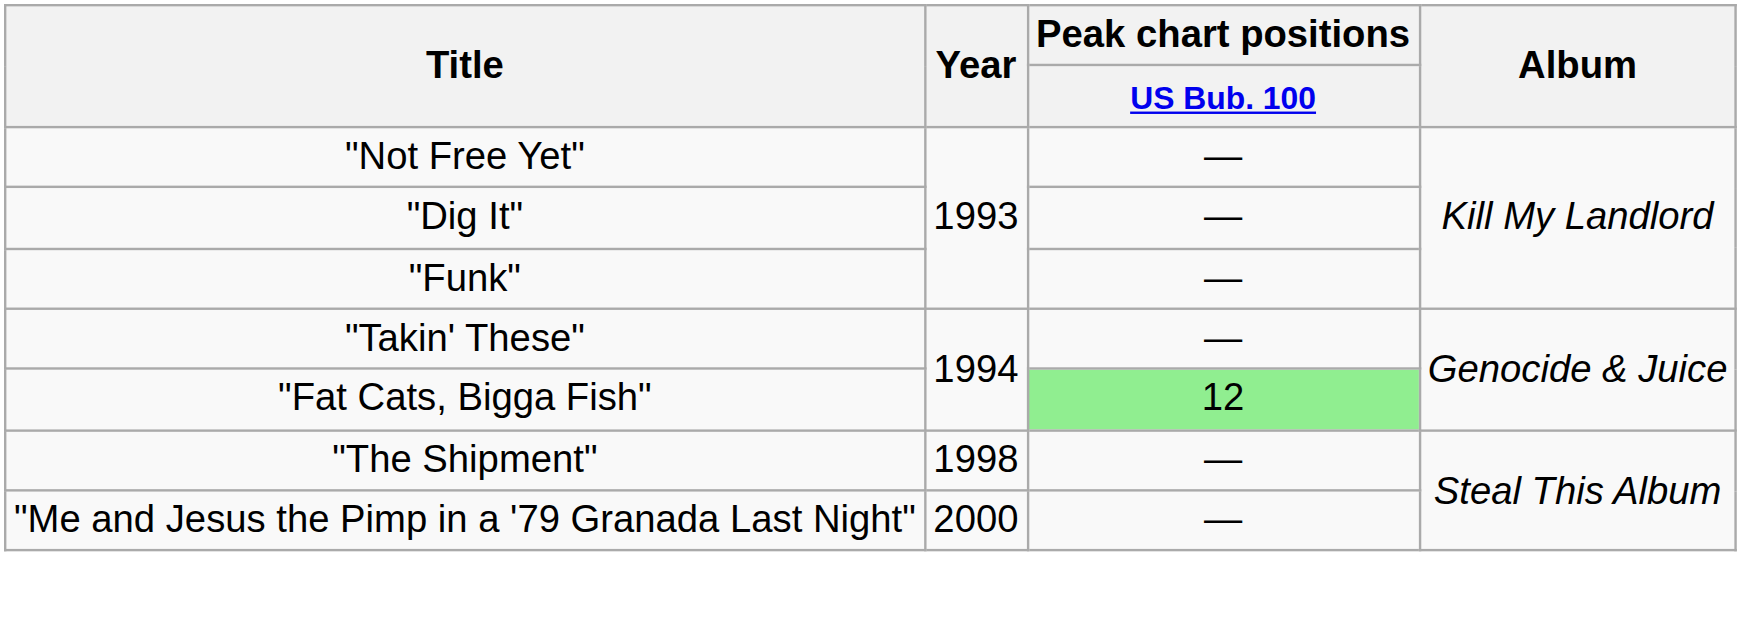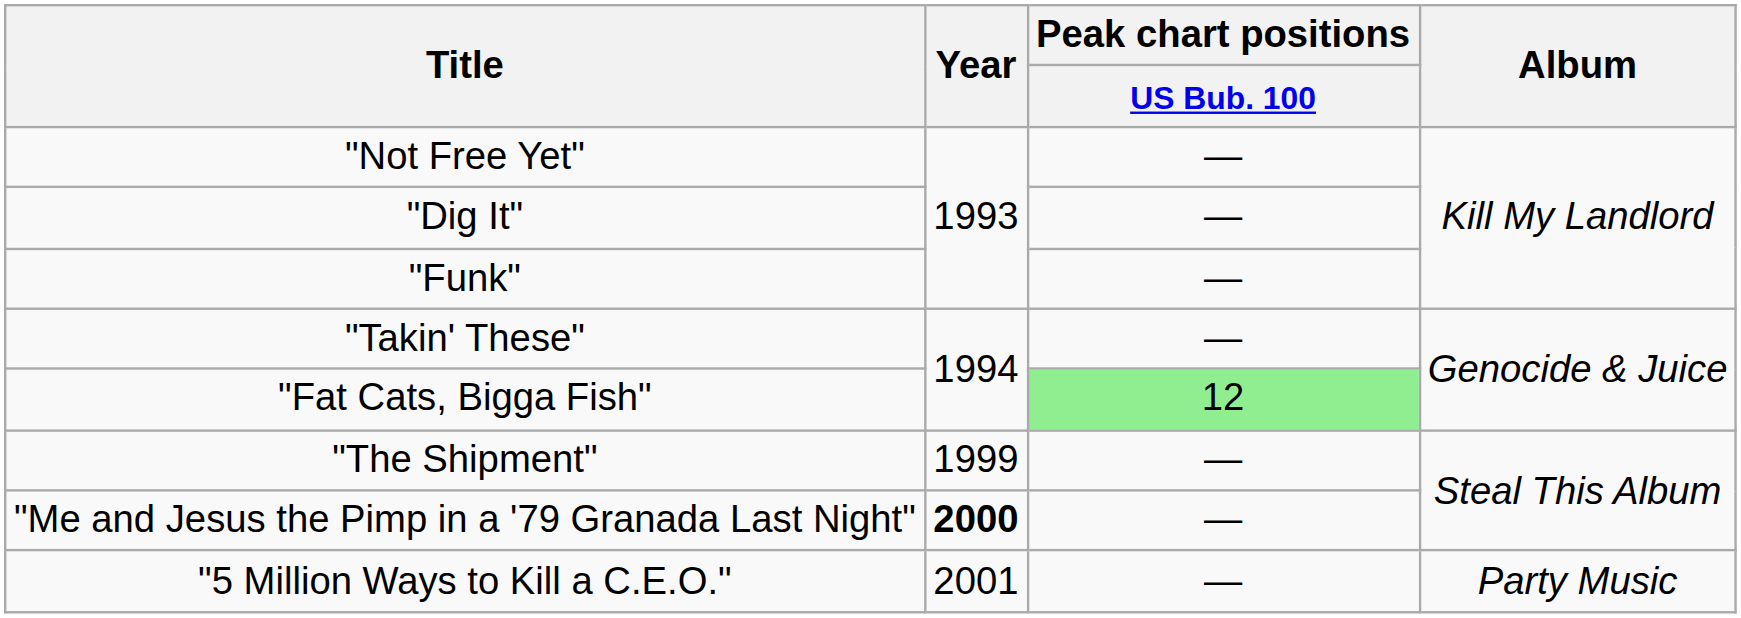(976, 459) 1998 -> (976, 459) 1999
(976, 519) normal -> (976, 519) bold
+ row: (465, 580)
